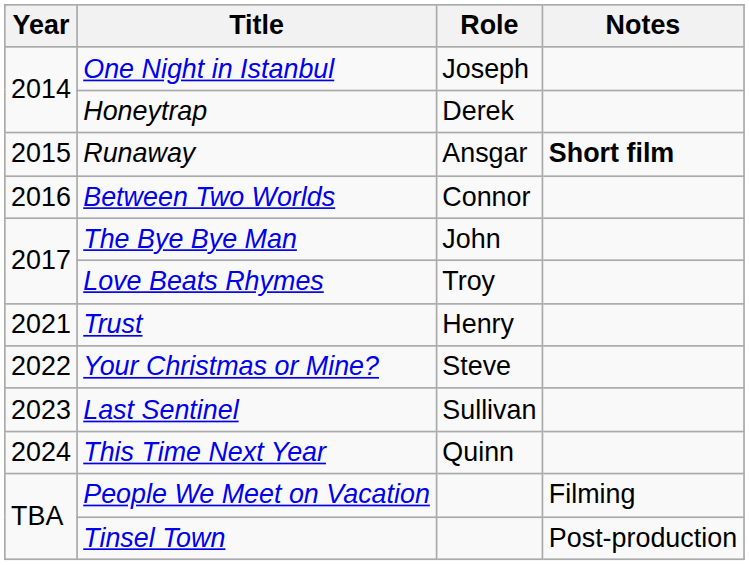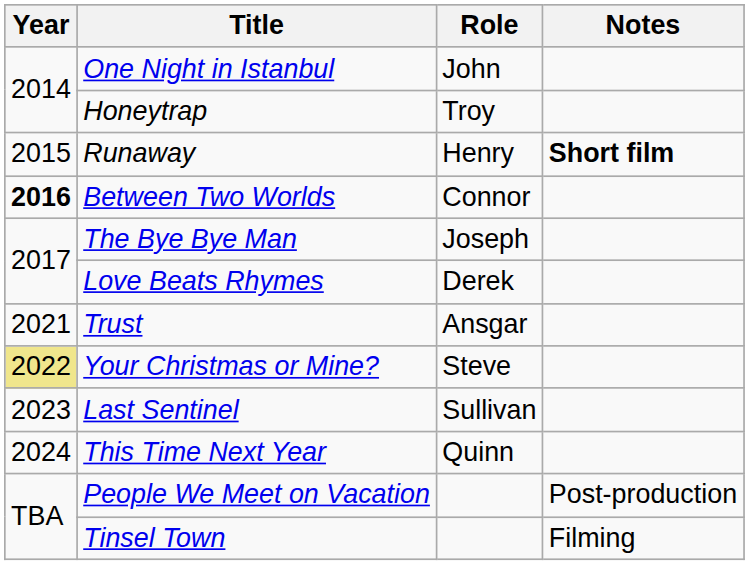(486, 68) Joseph -> (471, 68) John
(478, 111) Derek -> (469, 111) Troy
(485, 153) Ansgar -> (478, 153) Henry
(41, 196) normal -> (41, 196) bold
(471, 238) John -> (486, 238) Joseph
(469, 281) Troy -> (478, 281) Derek
(478, 324) Henry -> (485, 324) Ansgar
(41, 366) no background -> (41, 366) khaki background
(592, 494) Filming -> (643, 494) Post-production
(643, 537) Post-production -> (592, 537) Filming
